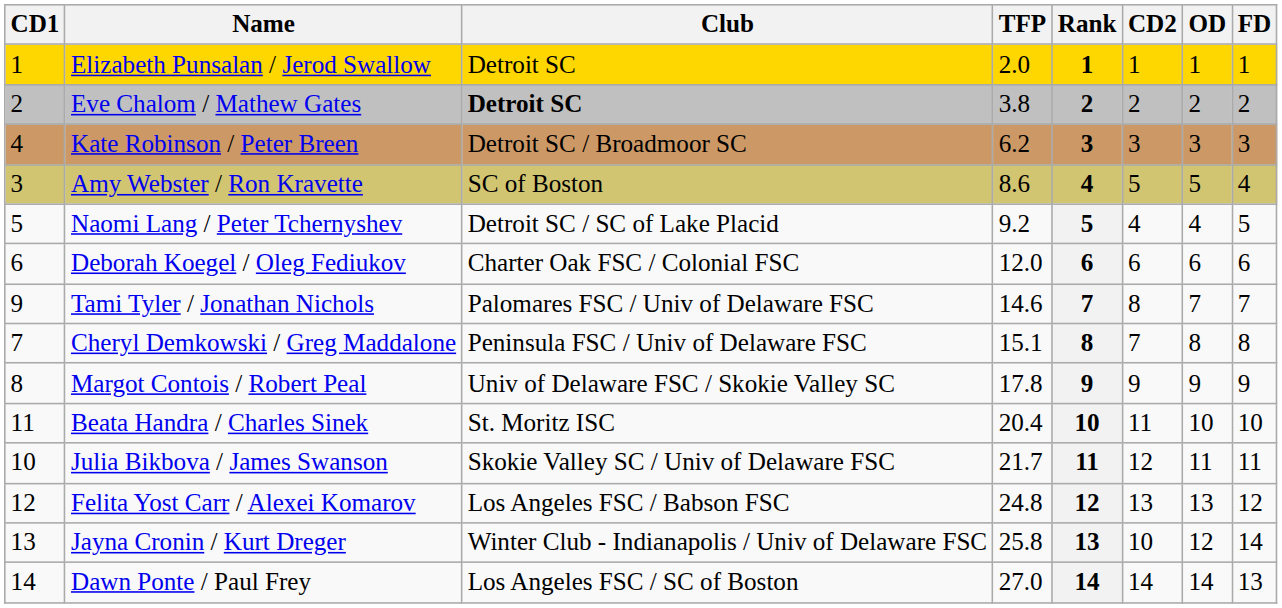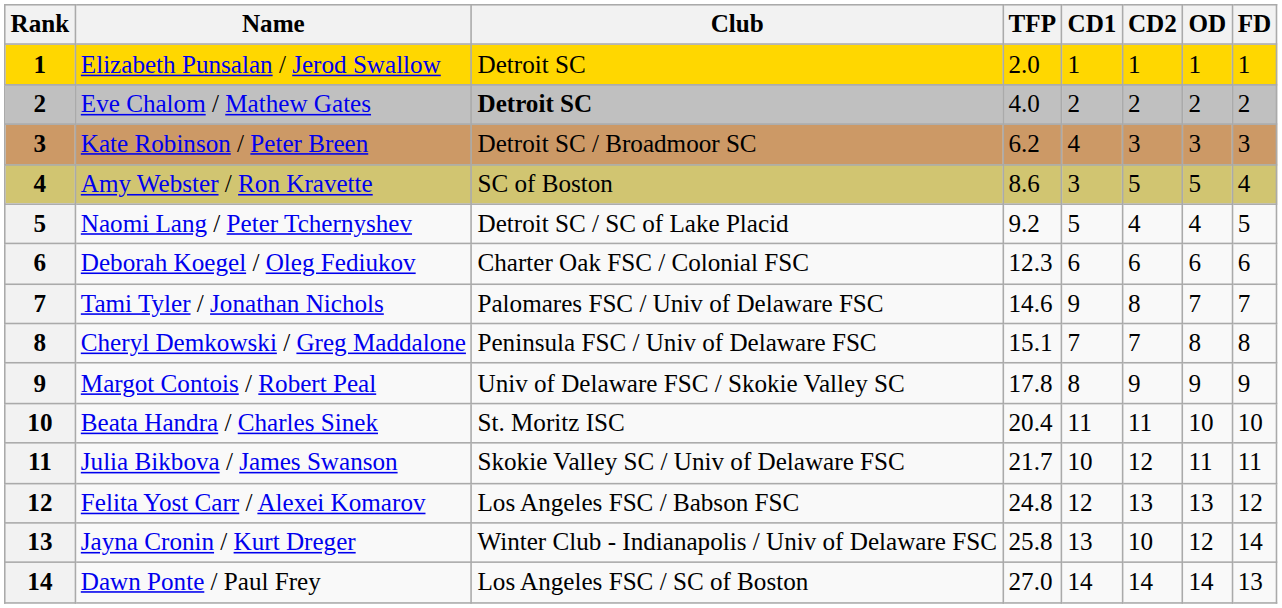columns swapped: (1087, 24) <-> (35, 24)
(1014, 104) 3.8 -> (1024, 104) 4.0
(1021, 263) 12.0 -> (1031, 263) 12.3
